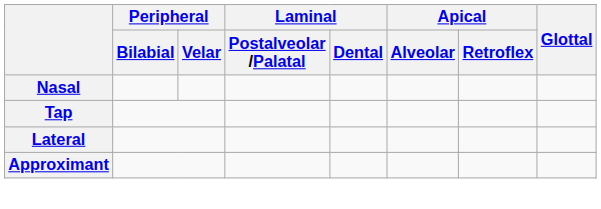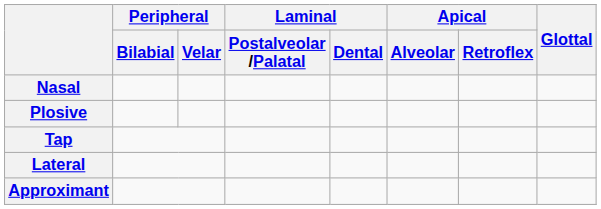+ row: (59, 113)
